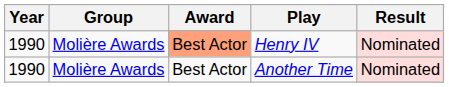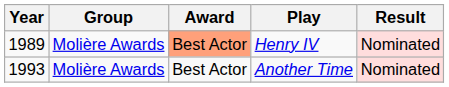(27, 44) 1990 -> (27, 44) 1989
(27, 70) 1990 -> (27, 70) 1993
